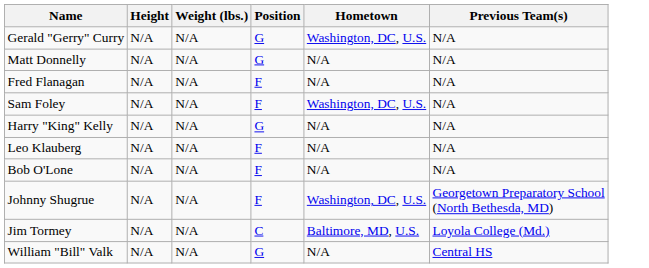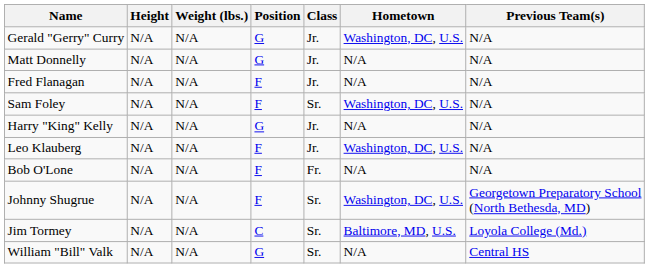+ column: (322, 15)
(318, 148) N/A -> (403, 148) Washington, DC, U.S.
